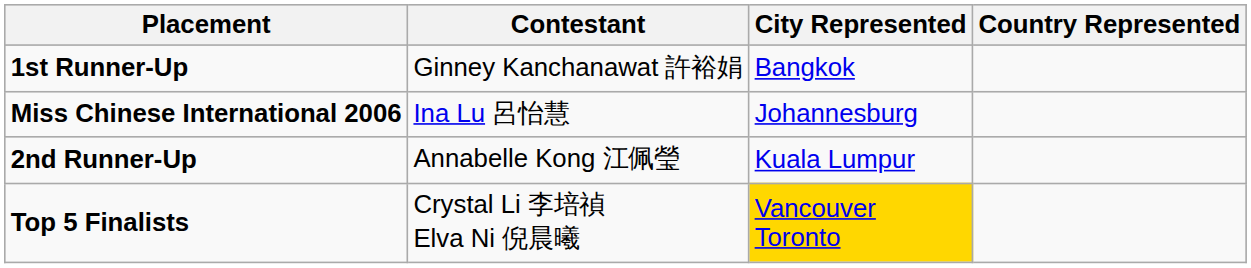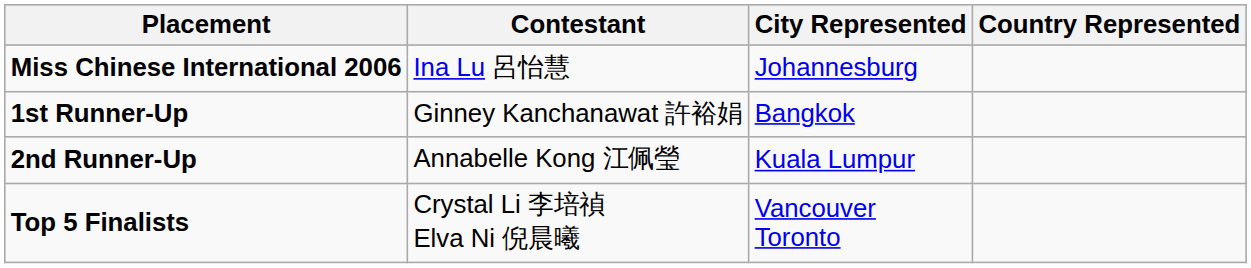rows swapped: (206, 113) <-> (99, 68)
(815, 222) gold background -> (815, 222) no background
